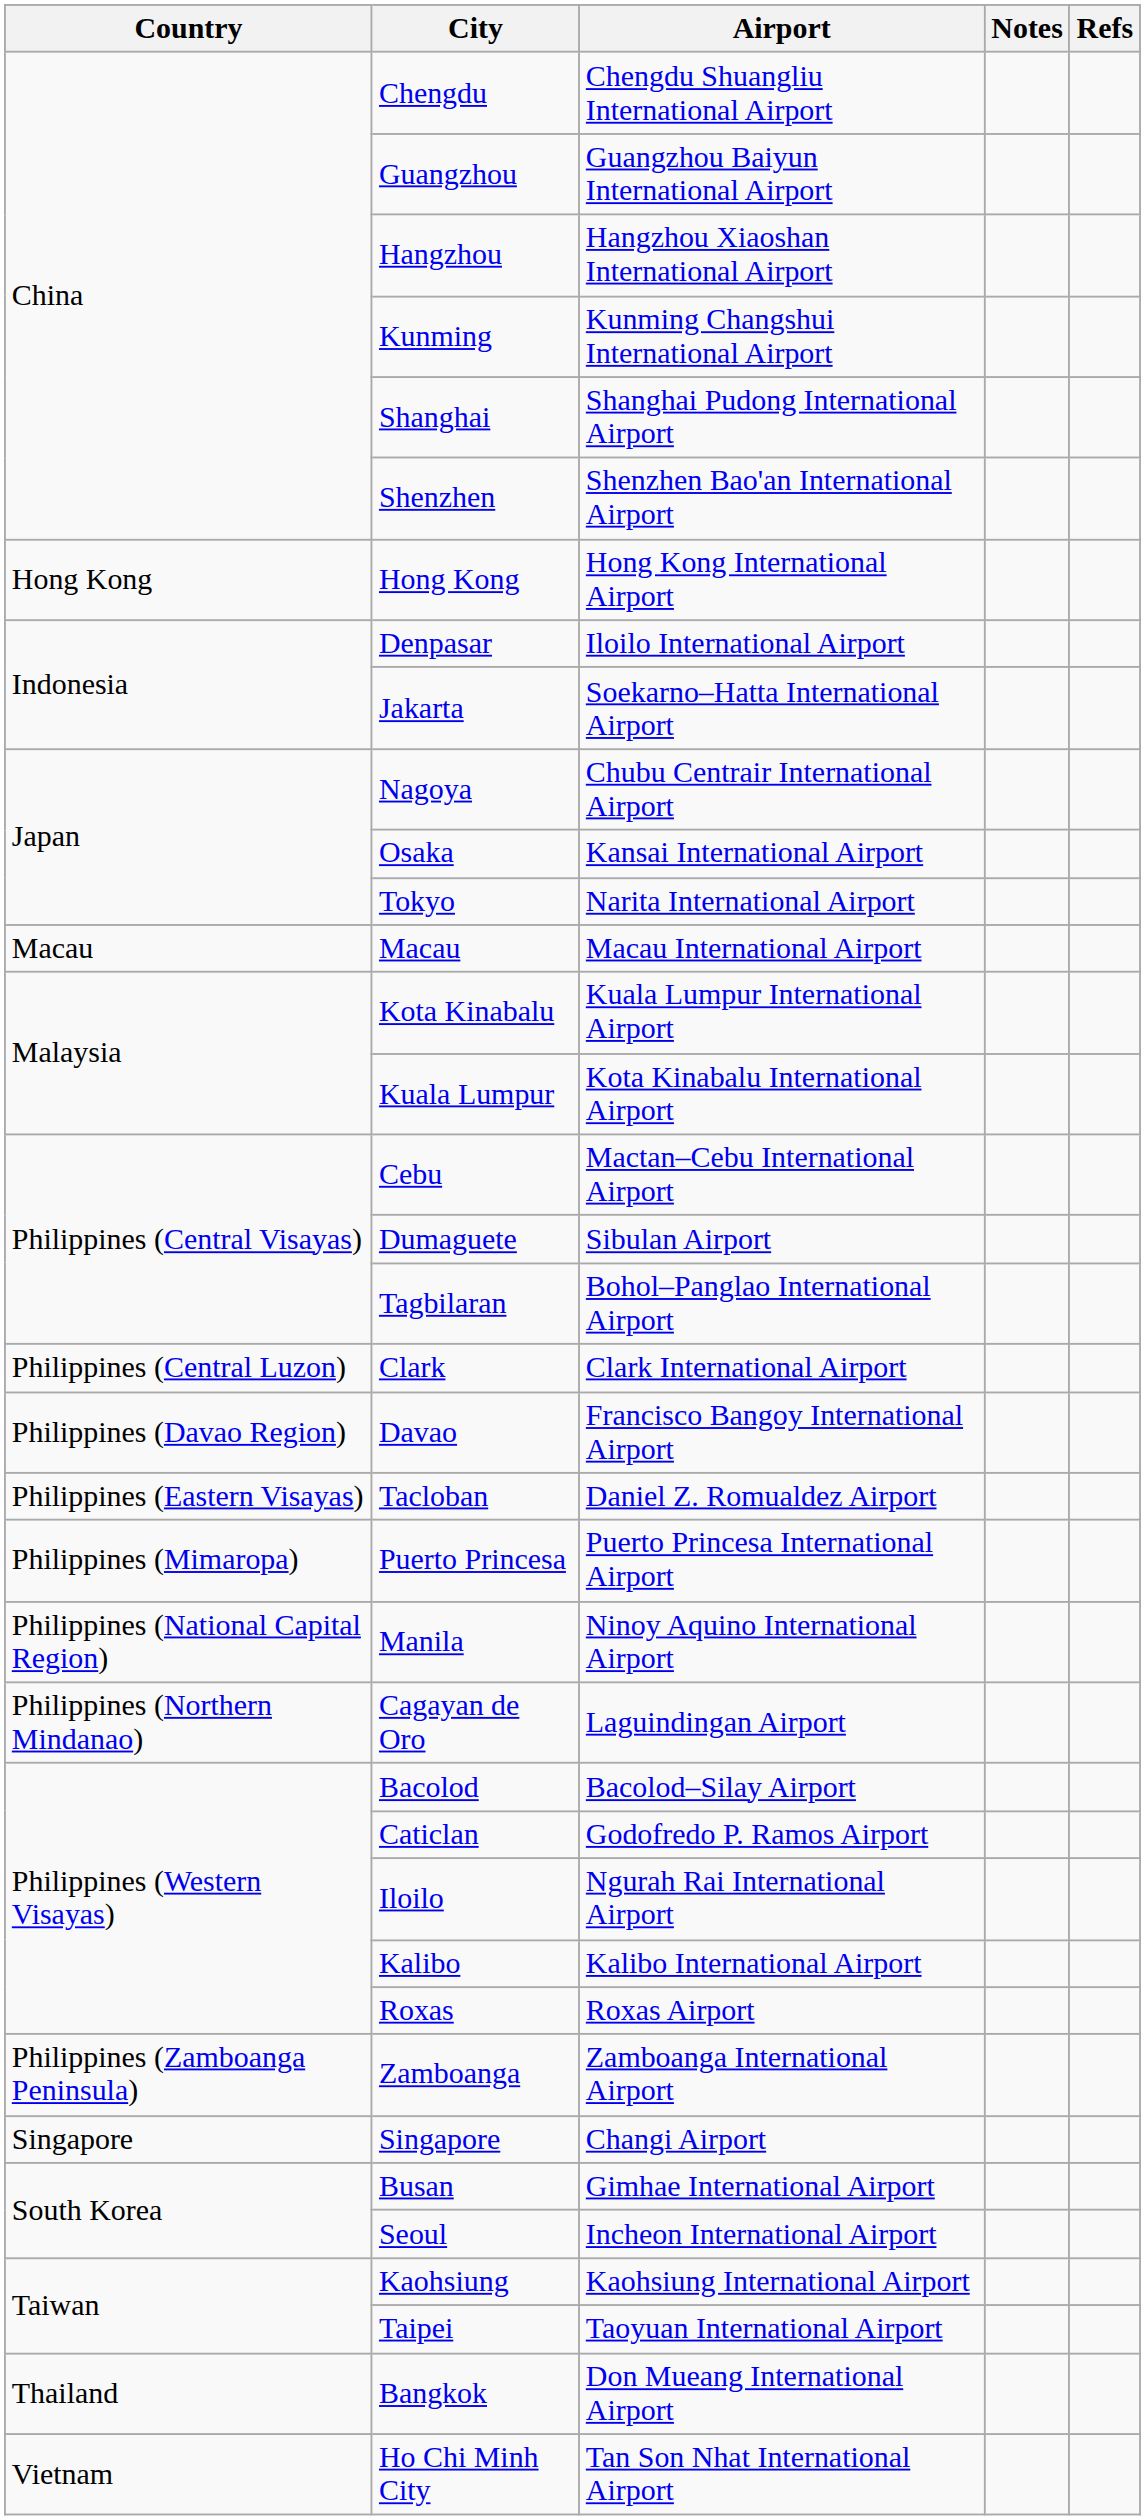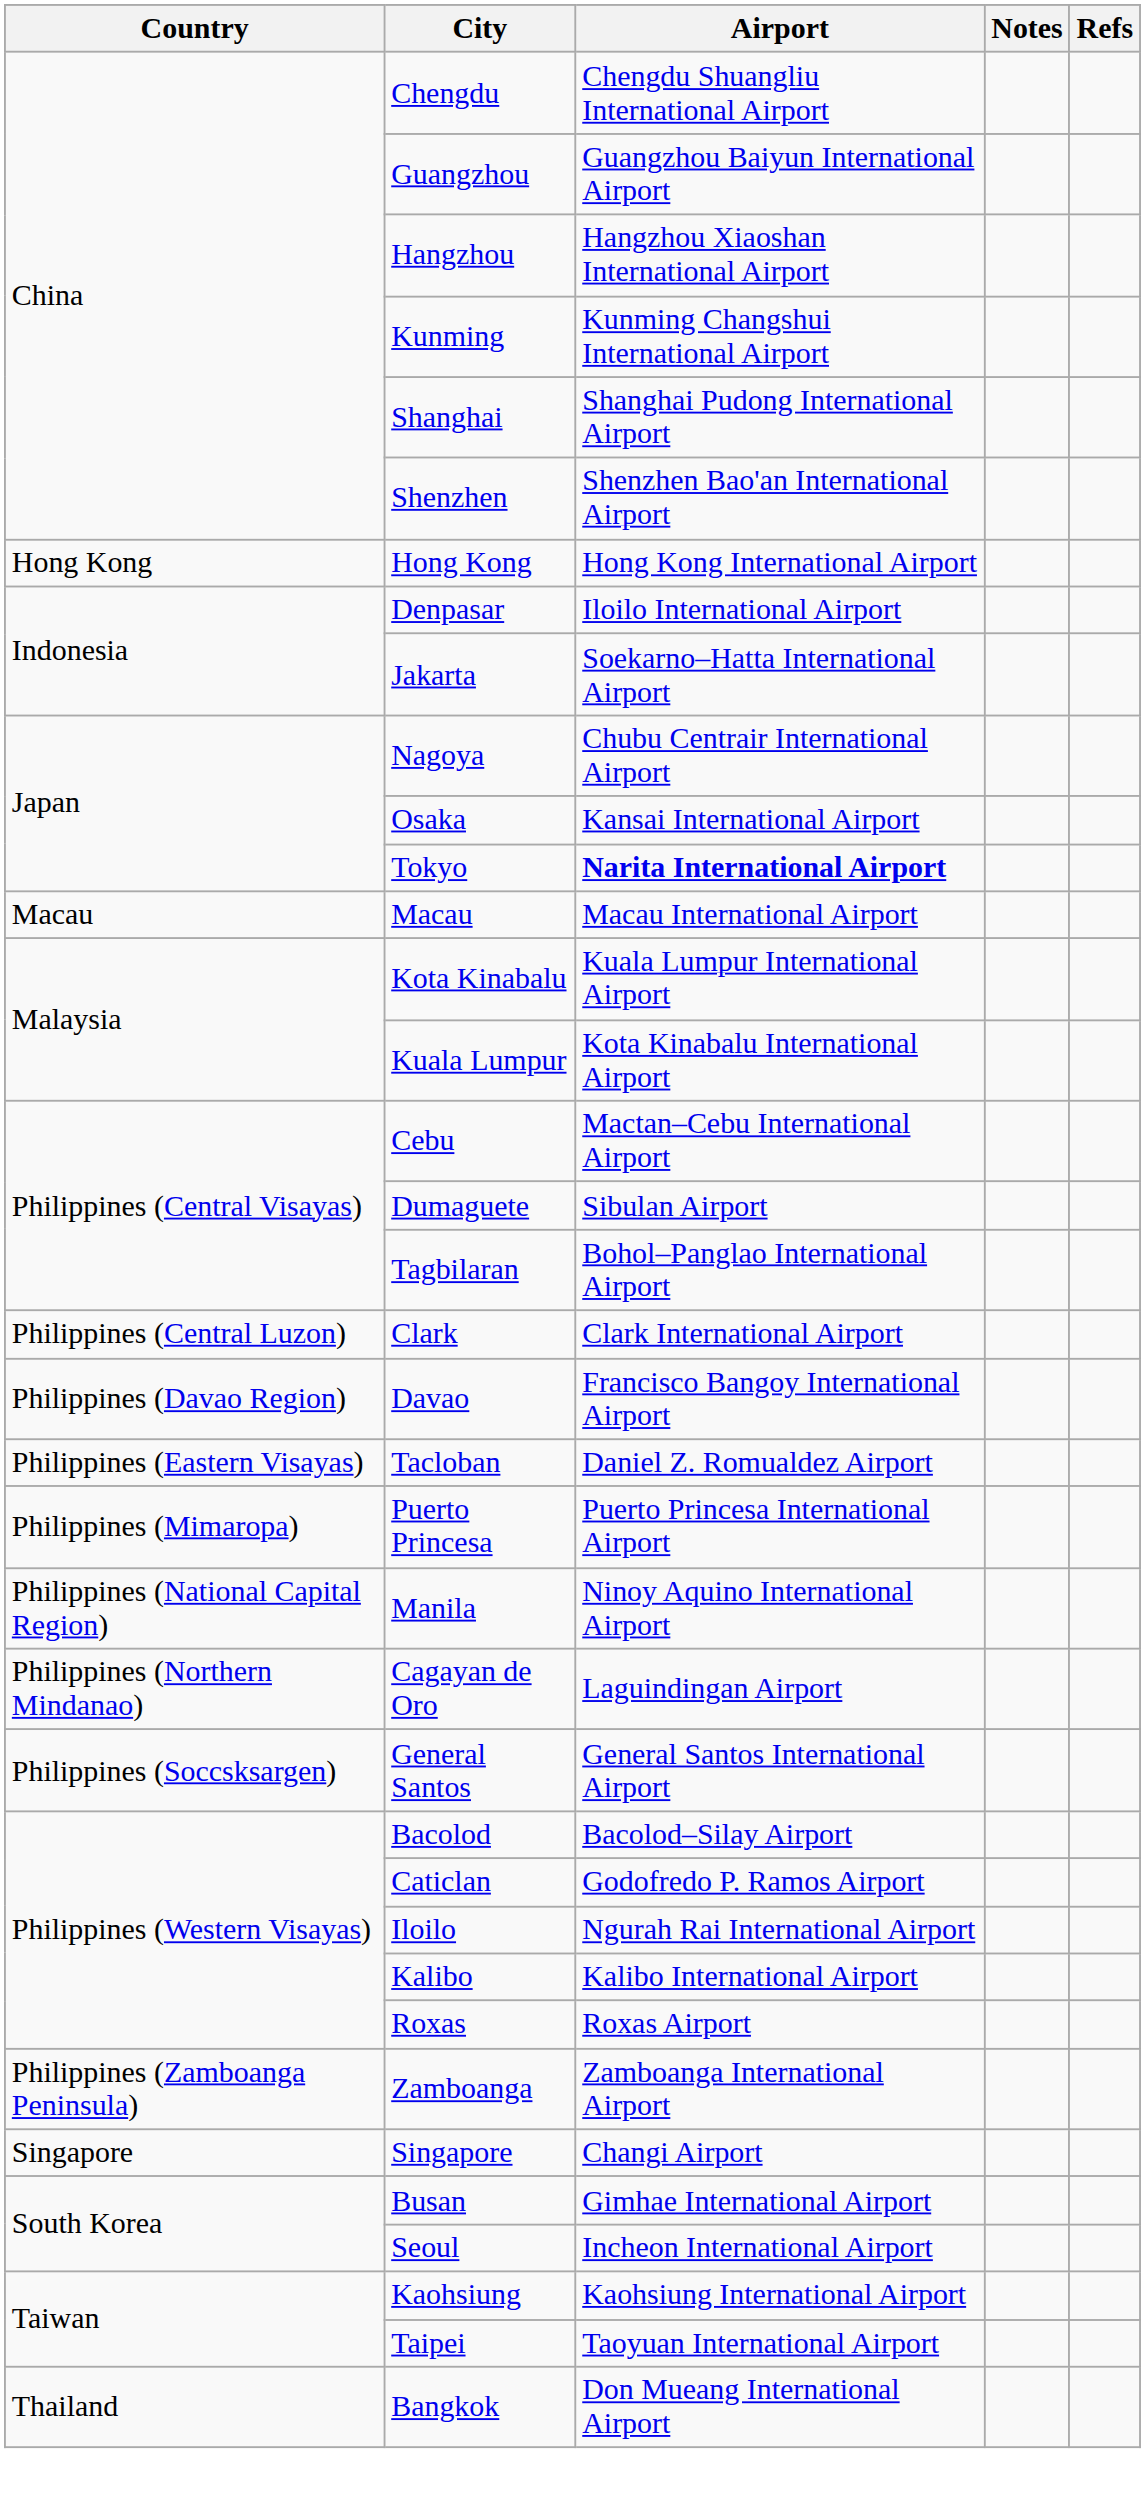(750, 900) normal -> (764, 866) bold
+ row: (439, 1769)
- row: (459, 2473)
